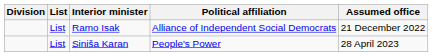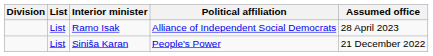(383, 28) 21 December 2022 -> (370, 28) 28 April 2023
(370, 43) 28 April 2023 -> (383, 43) 21 December 2022
